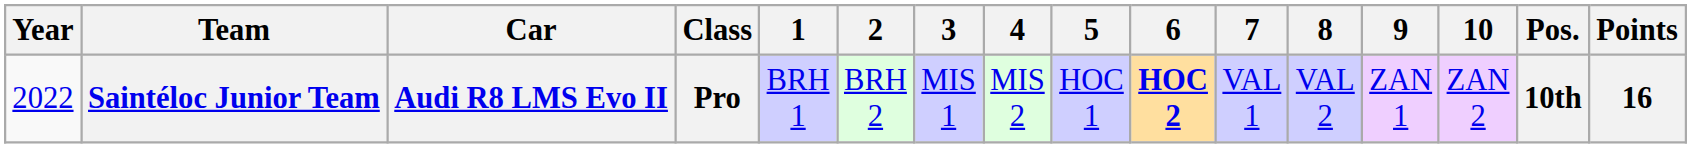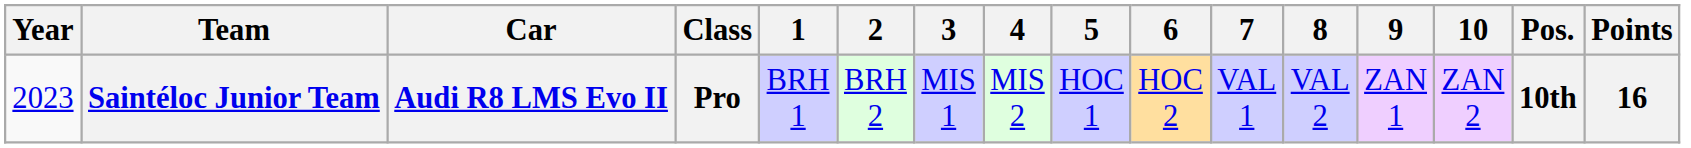(43, 97) 2022 -> (43, 97) 2023
(1173, 97) bold -> (1171, 97) normal
